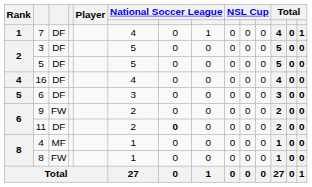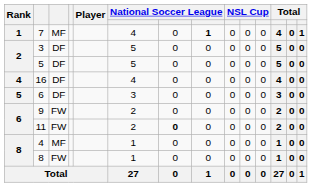(59, 32) DF -> (59, 32) MF
(208, 32) normal -> (208, 32) bold
(59, 127) DF -> (59, 127) FW
